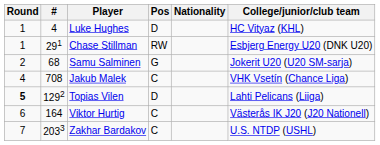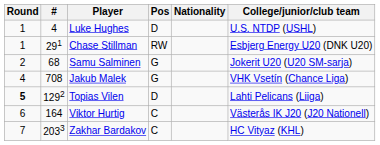(267, 28) HC Vityaz (KHL) -> (273, 28) U.S. NTDP (USHL)
(154, 79) C -> (155, 79) G
(273, 131) U.S. NTDP (USHL) -> (267, 131) HC Vityaz (KHL)
